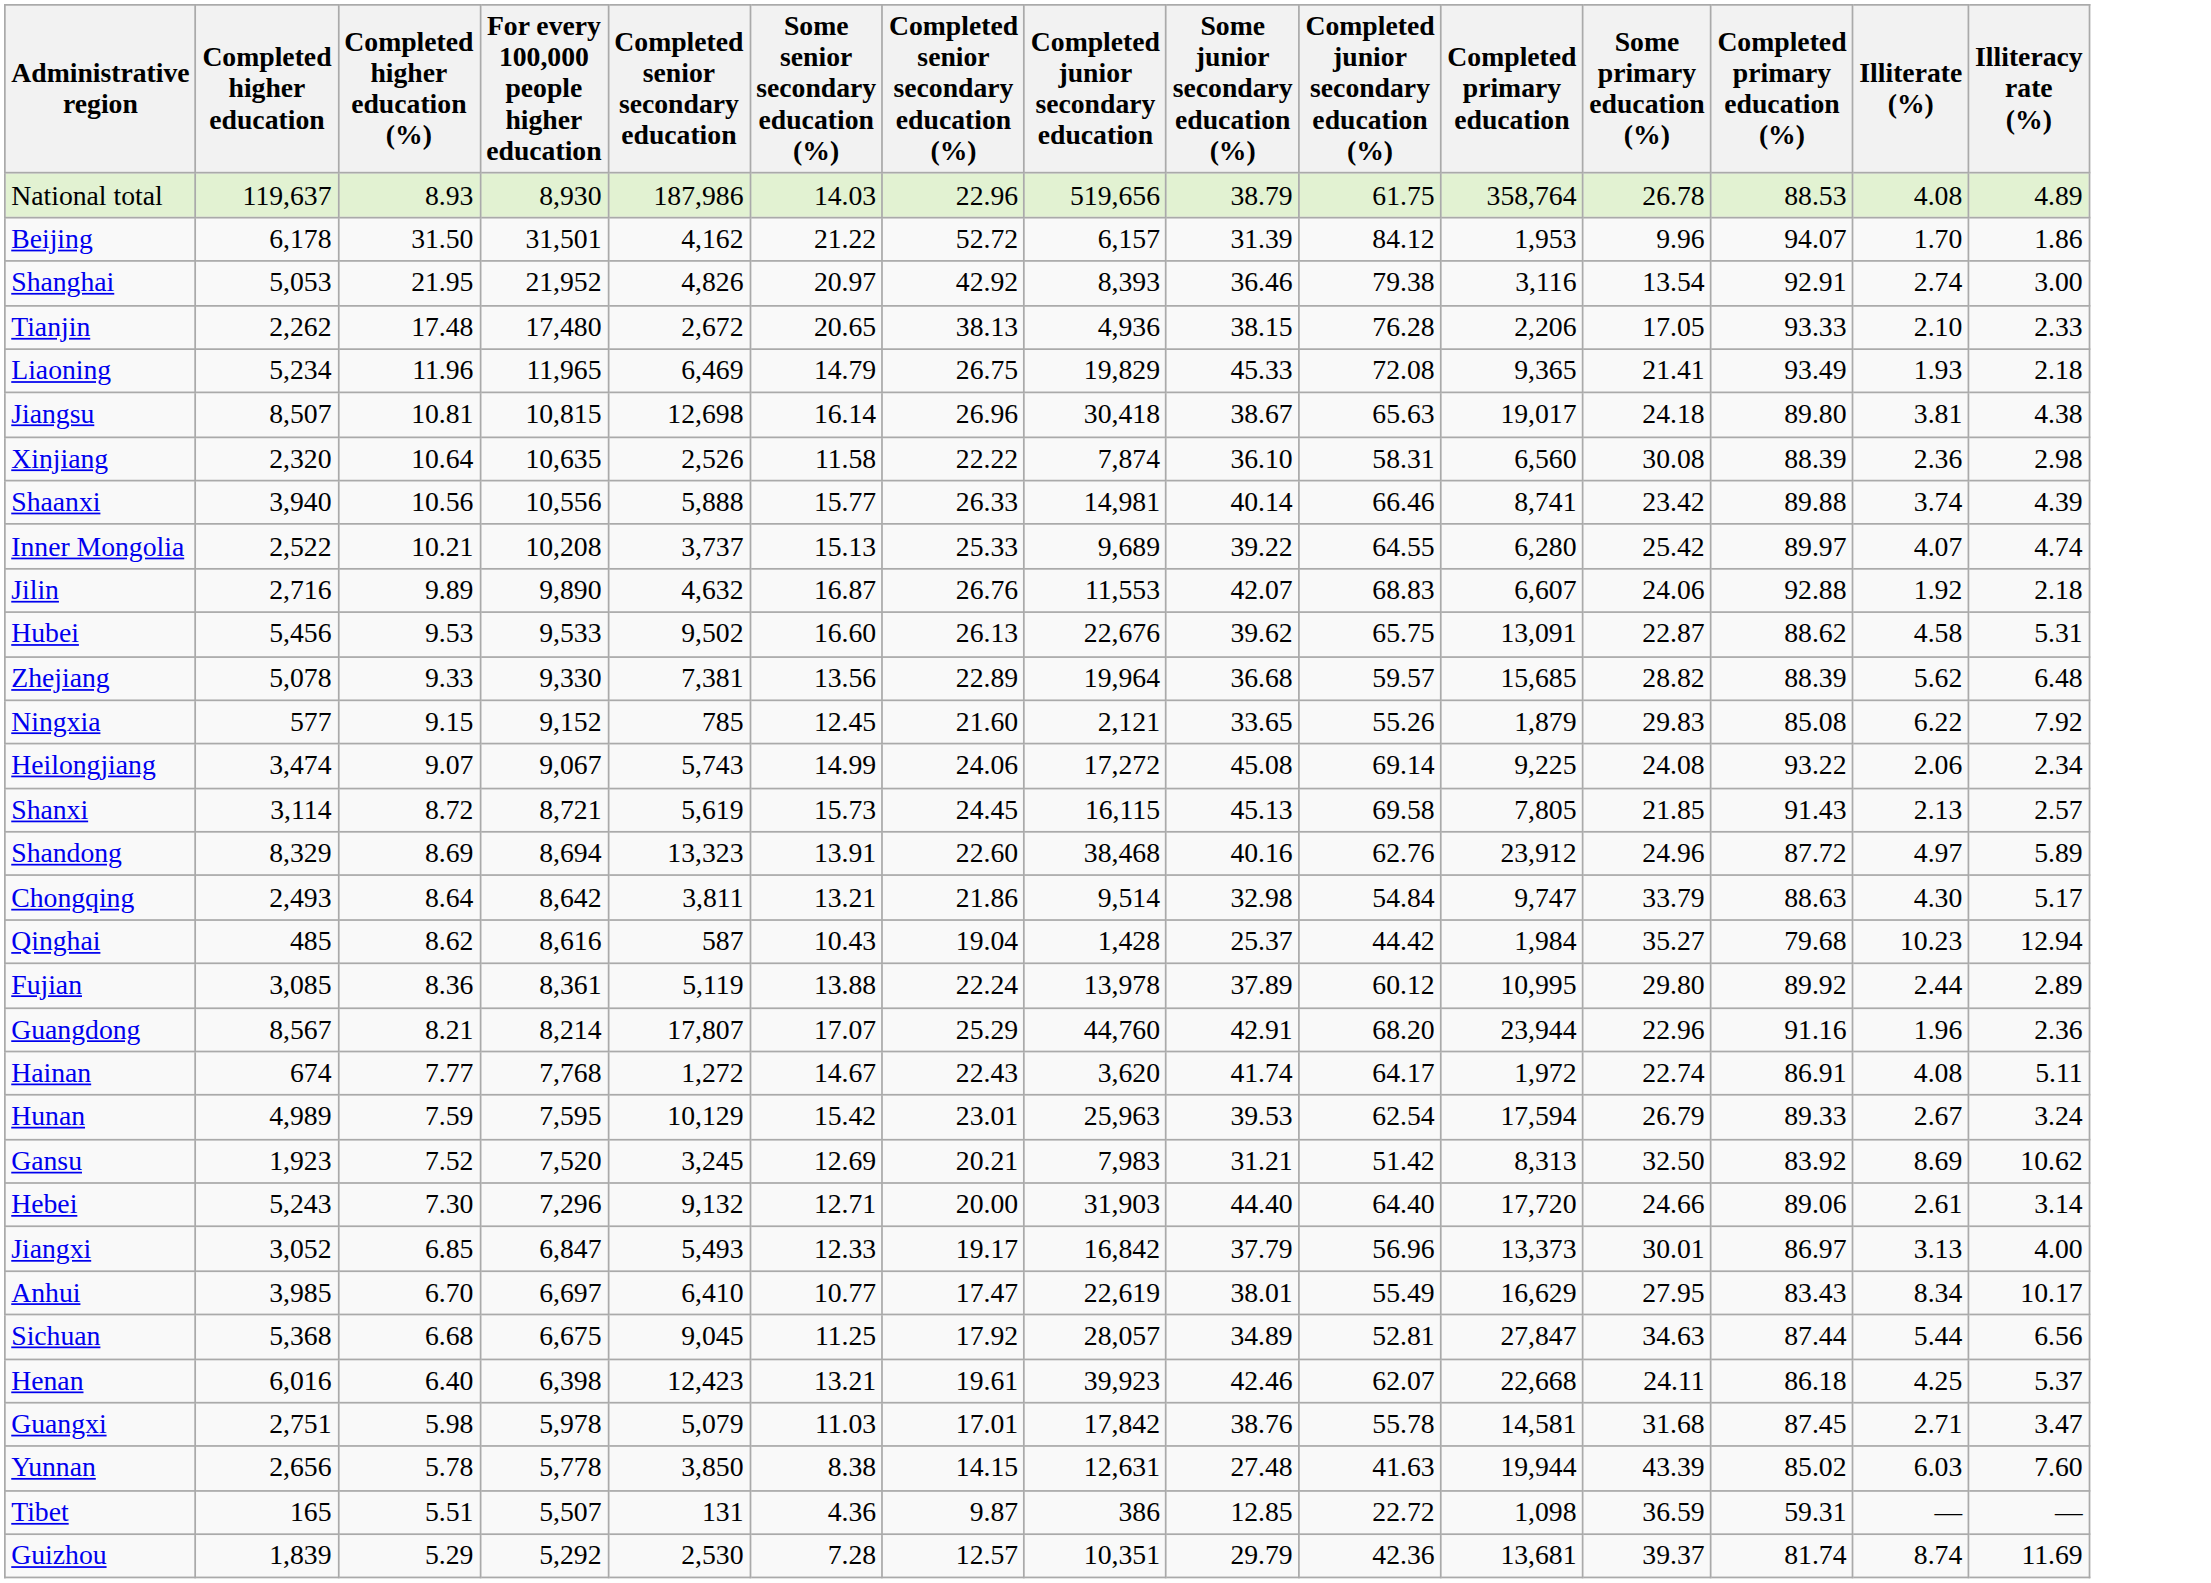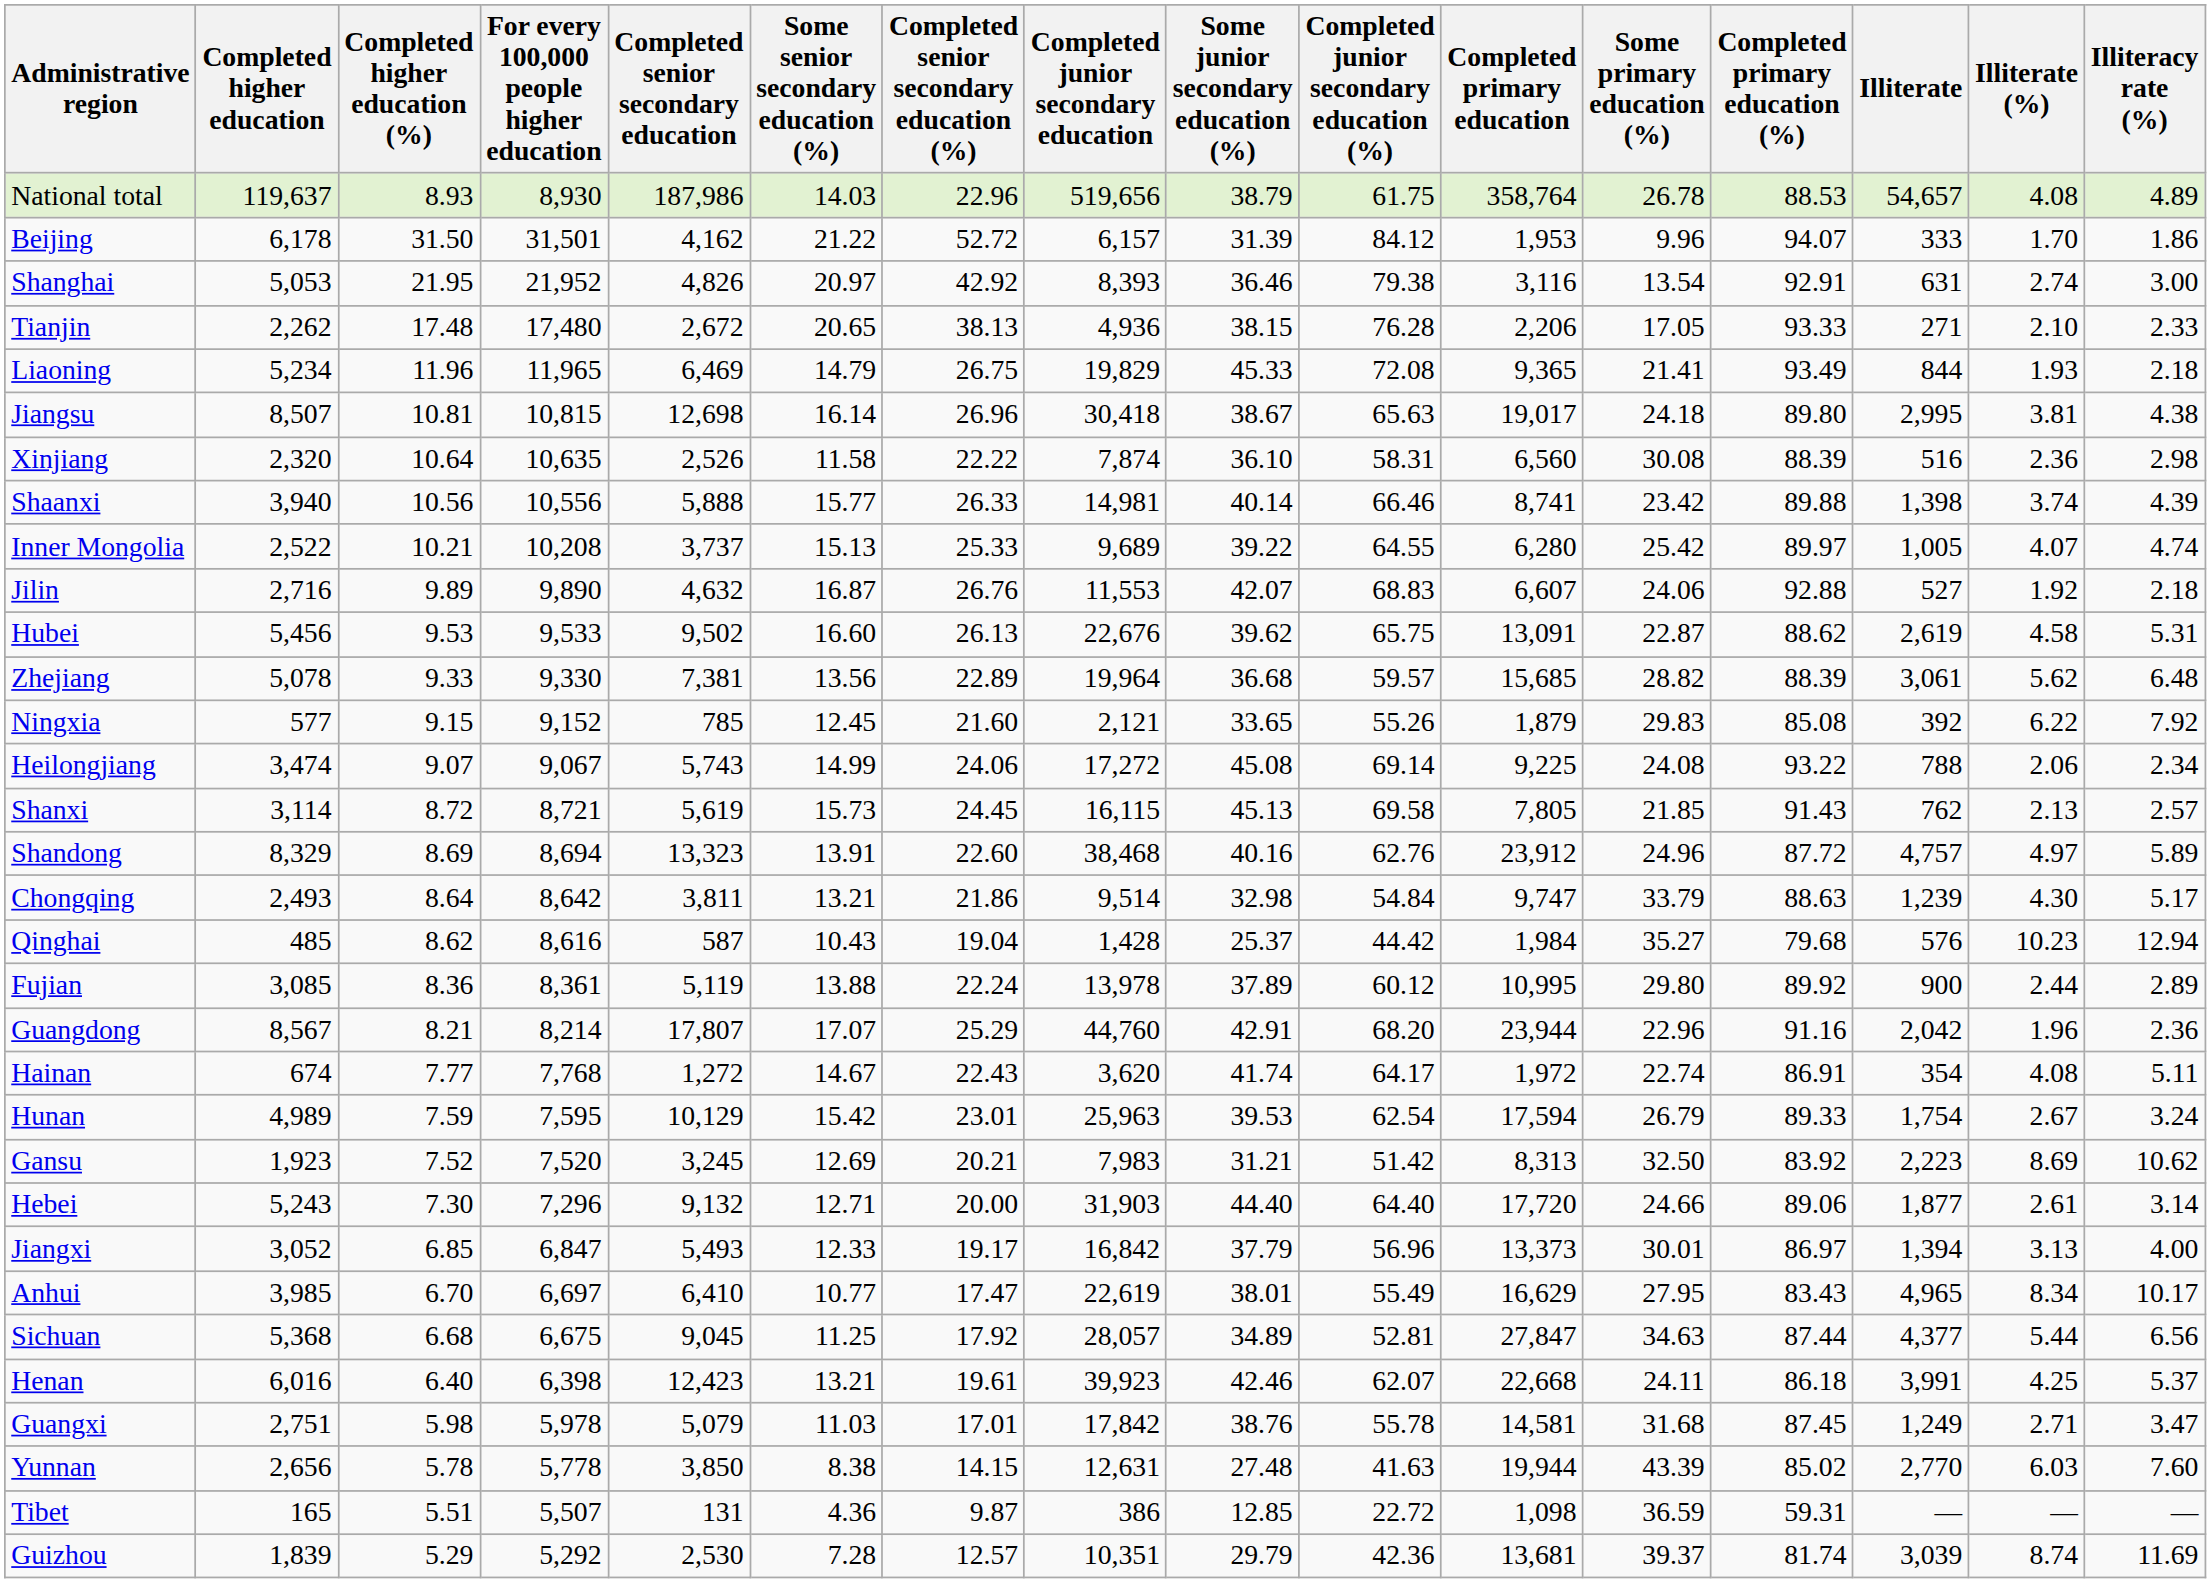+ column: (1911, 88)
